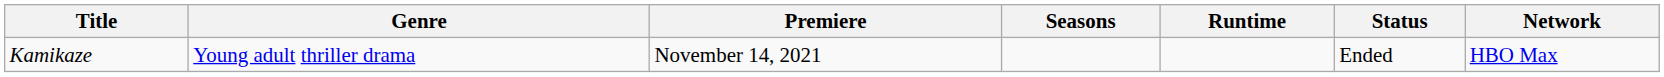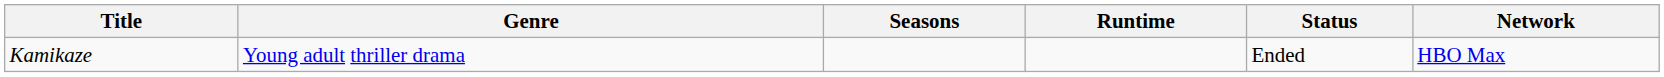- column: (826, 21)
